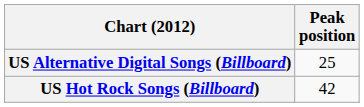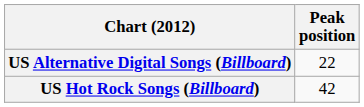(327, 62) 25 -> (327, 62) 22
